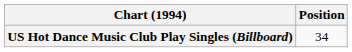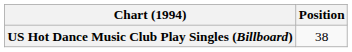(322, 36) 34 -> (322, 36) 38
